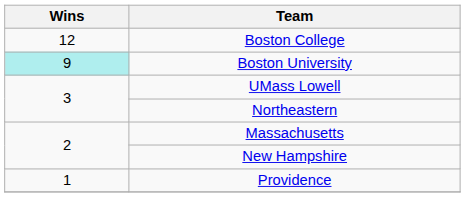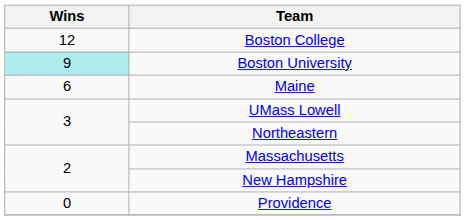+ row: (295, 86)
(67, 180) 1 -> (67, 203) 0
